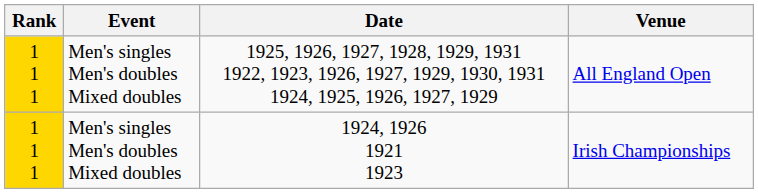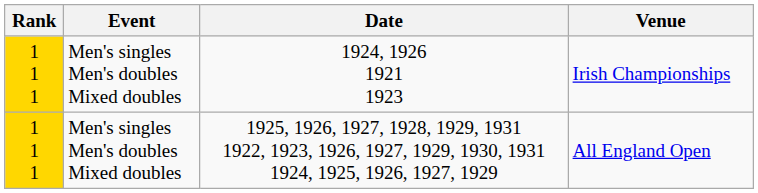rows swapped: (642, 74) <-> (651, 150)
